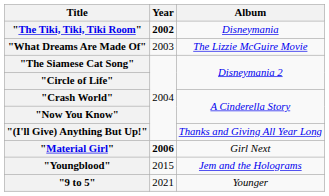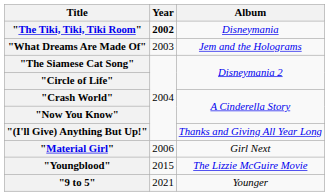(250, 47) The Lizzie McGuire Movie -> (250, 47) Jem and the Holograms
(163, 149) bold -> (163, 149) normal
(250, 166) Jem and the Holograms -> (250, 166) The Lizzie McGuire Movie
